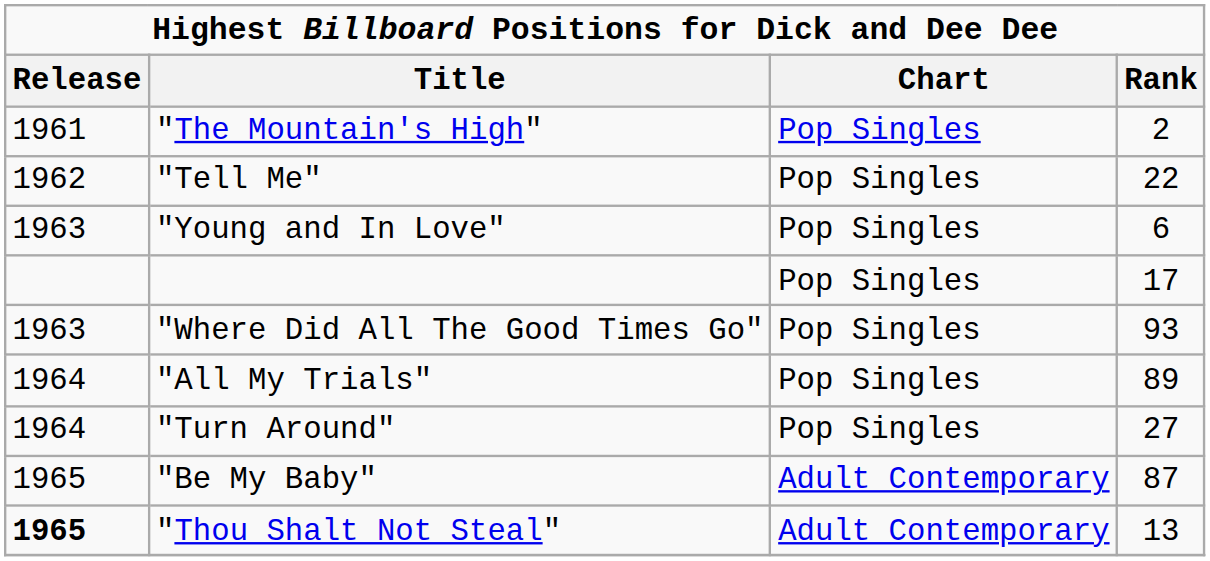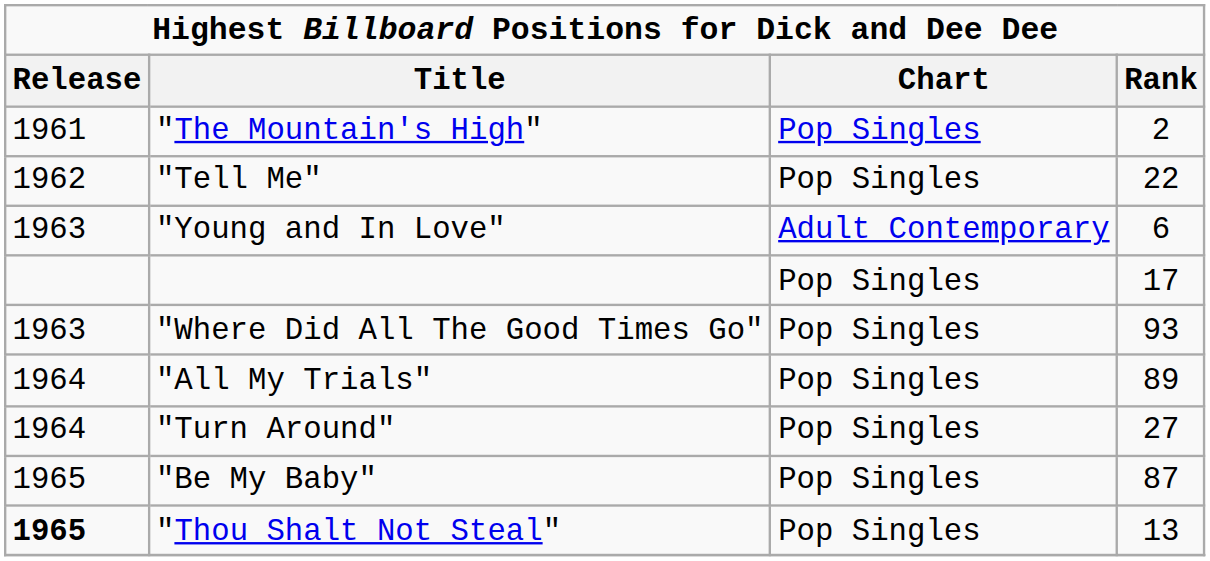(879, 230) Pop Singles -> (944, 230) Adult Contemporary
(944, 480) Adult Contemporary -> (879, 480) Pop Singles
(944, 531) Adult Contemporary -> (879, 531) Pop Singles
